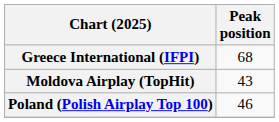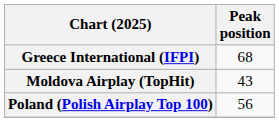(245, 104) 46 -> (245, 104) 56
